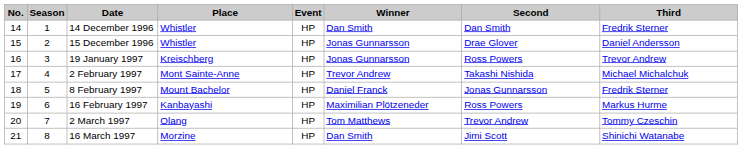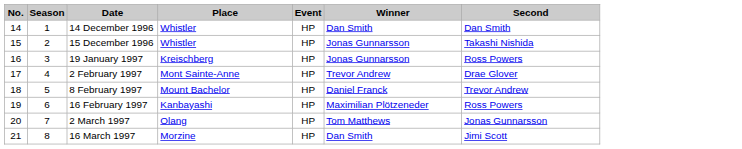- column: (669, 12)
(491, 43) Drae Glover -> (499, 43) Takashi Nishida
(499, 74) Takashi Nishida -> (491, 74) Drae Glover
(506, 89) Jonas Gunnarsson -> (496, 89) Trevor Andrew
(496, 120) Trevor Andrew -> (506, 120) Jonas Gunnarsson
